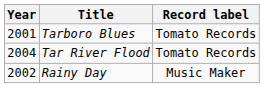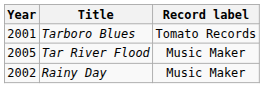(22, 53) 2004 -> (22, 53) 2005
(206, 53) Tomato Records -> (206, 53) Music Maker
